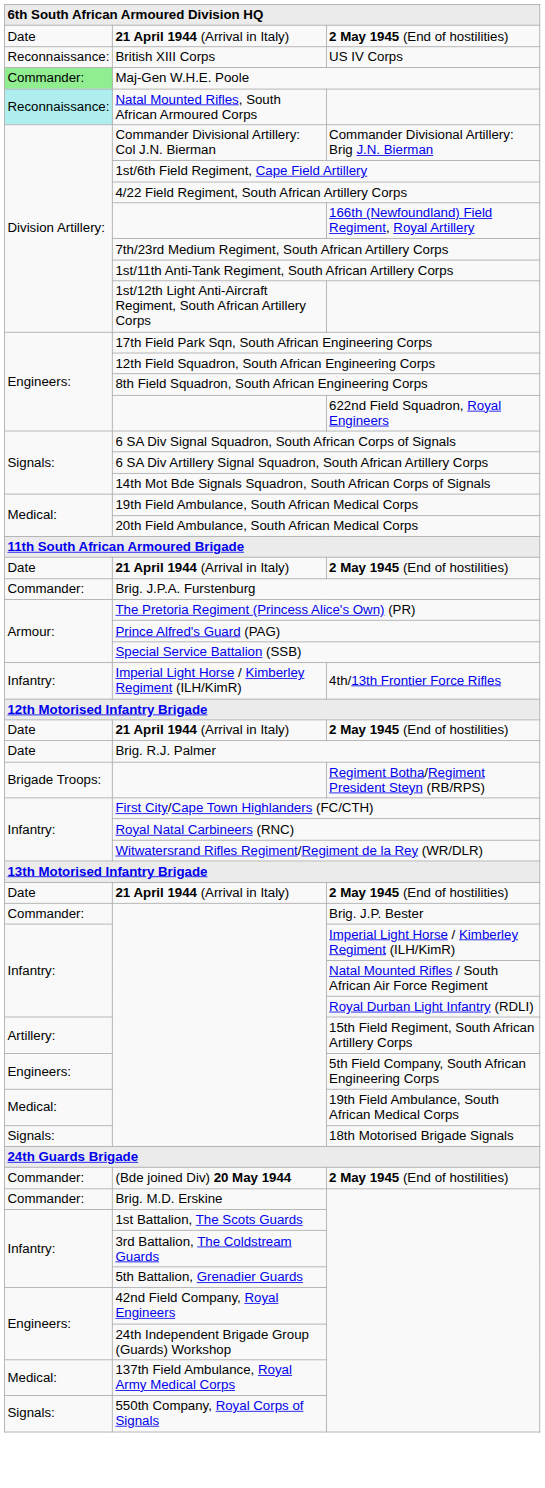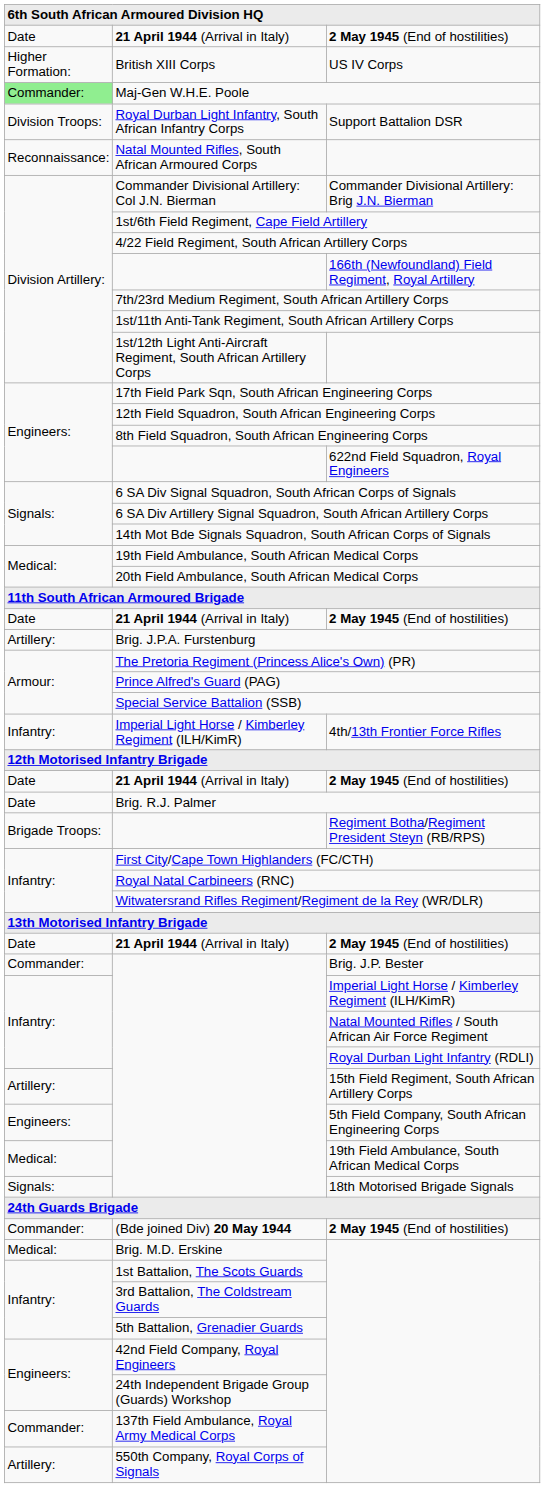(58, 57) Reconnaissance: -> (39, 64) Higher Formation:
+ row: (217, 121)
(58, 106) paleturquoise background -> (58, 157) no background
(46, 589) Commander: -> (31, 640) Artillery:
(46, 1199) Commander: -> (32, 1250) Medical:
(32, 1377) Medical: -> (46, 1428) Commander:
(31, 1413) Signals: -> (31, 1464) Artillery:
